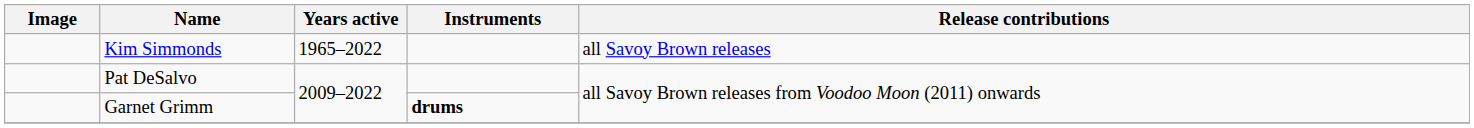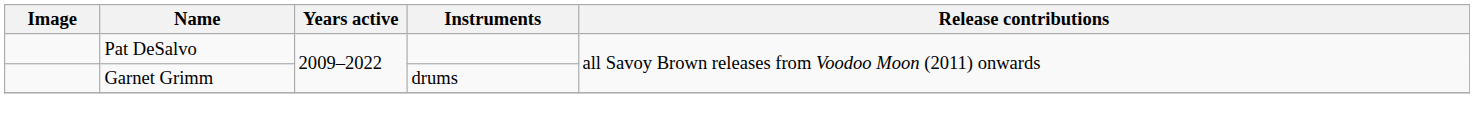- row: (163, 48)
(437, 107) bold -> (435, 78) normal
